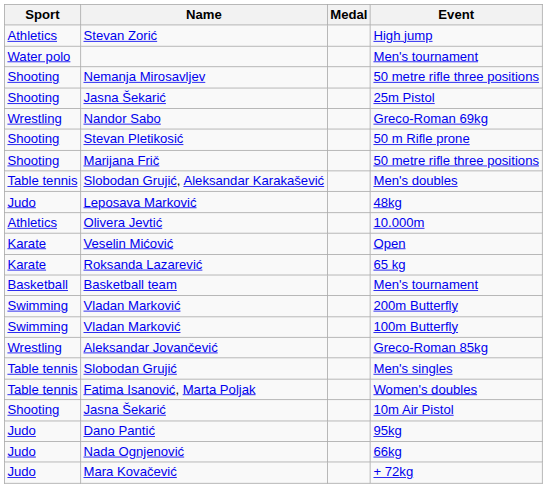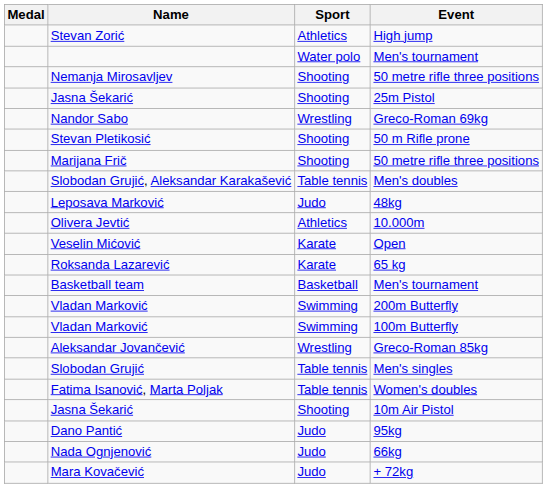columns swapped: (349, 14) <-> (42, 14)
